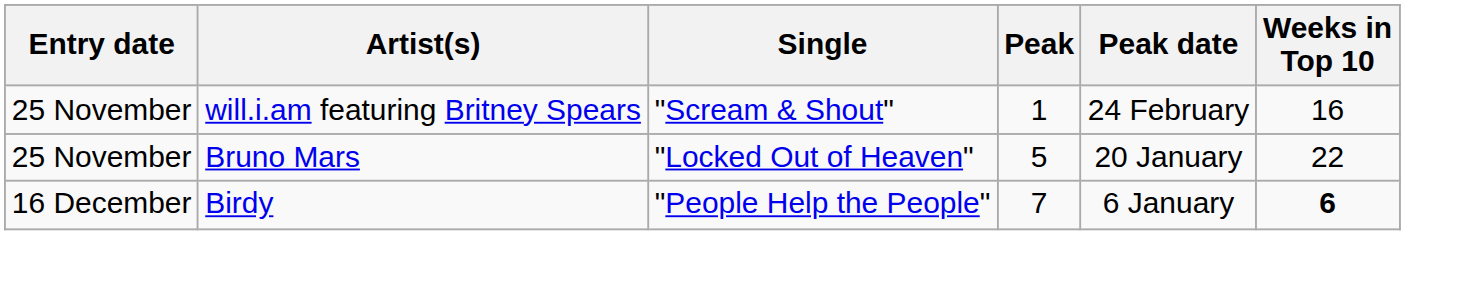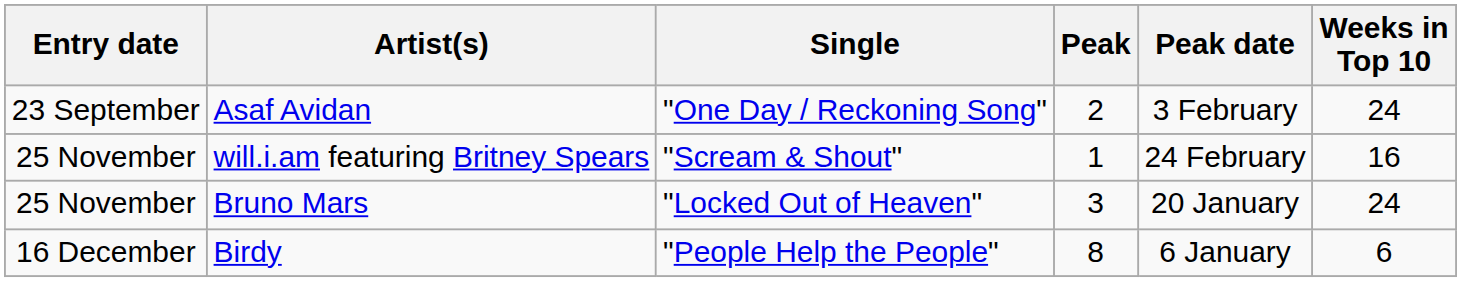+ row: (292, 109)
(1039, 156) 5 -> (1096, 204) 3
(1328, 156) 22 -> (1384, 204) 24
(1039, 204) 7 -> (1096, 251) 8
(1328, 204) bold -> (1384, 251) normal
